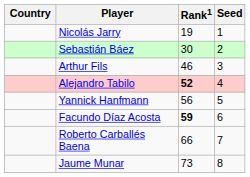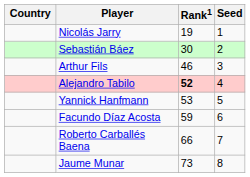(187, 100) 56 -> (187, 100) 53
(187, 117) bold -> (187, 117) normal
